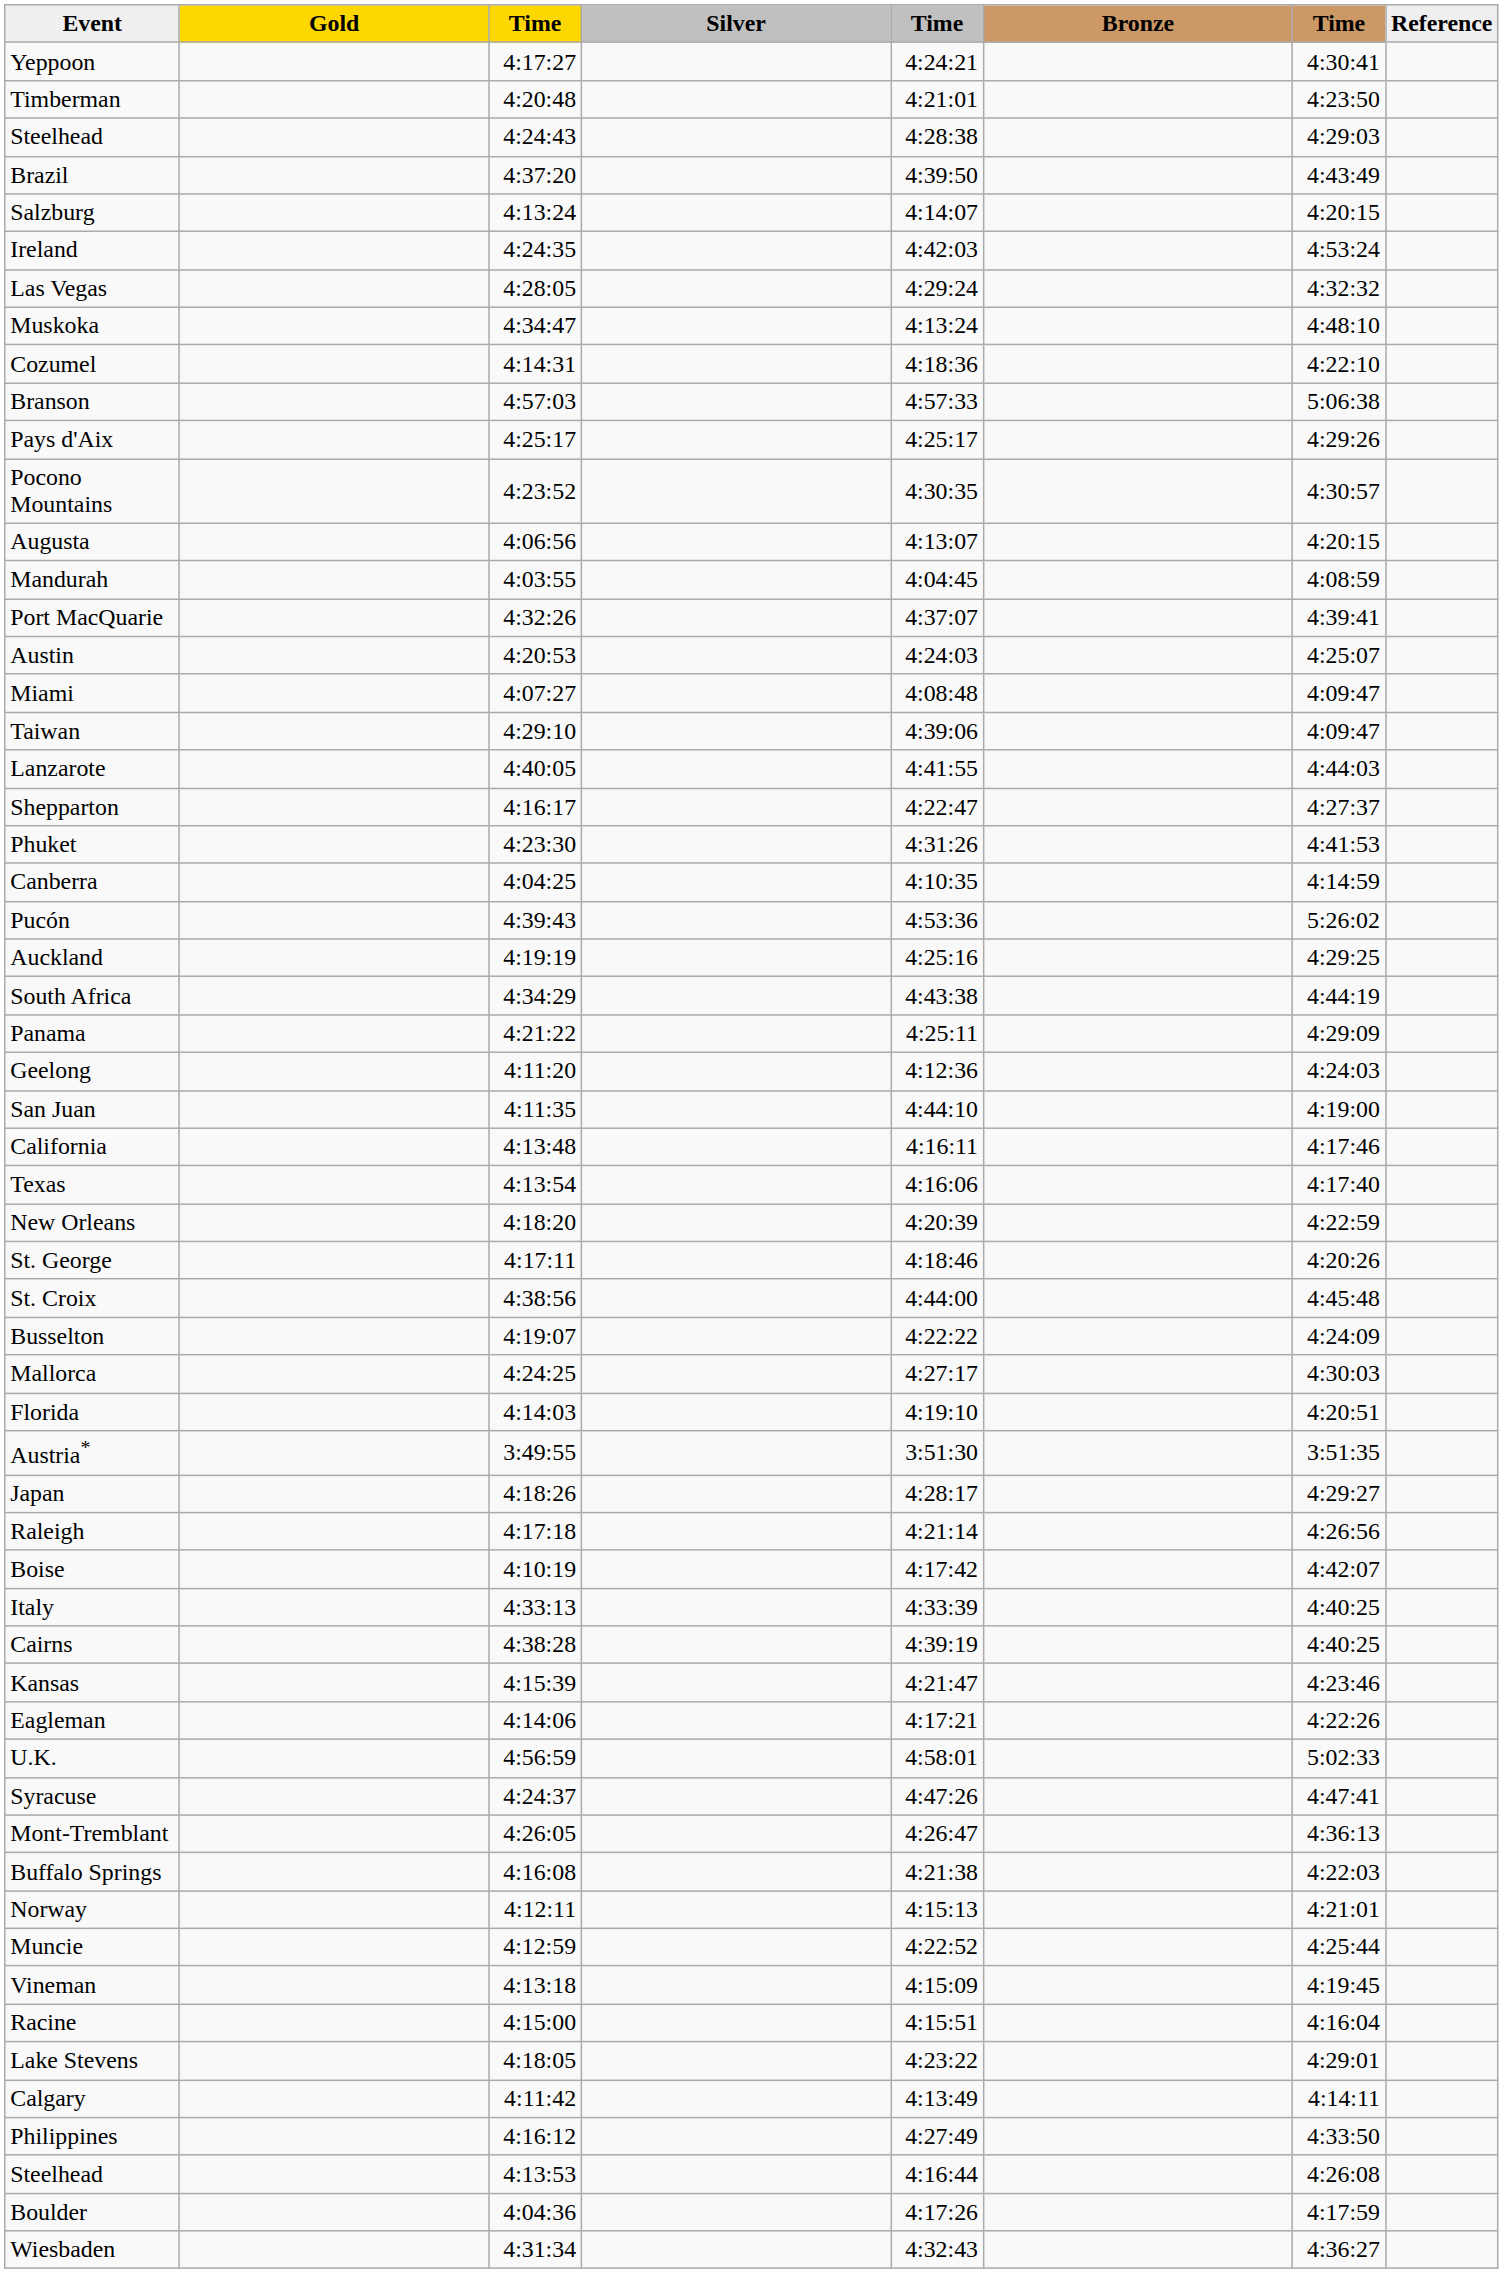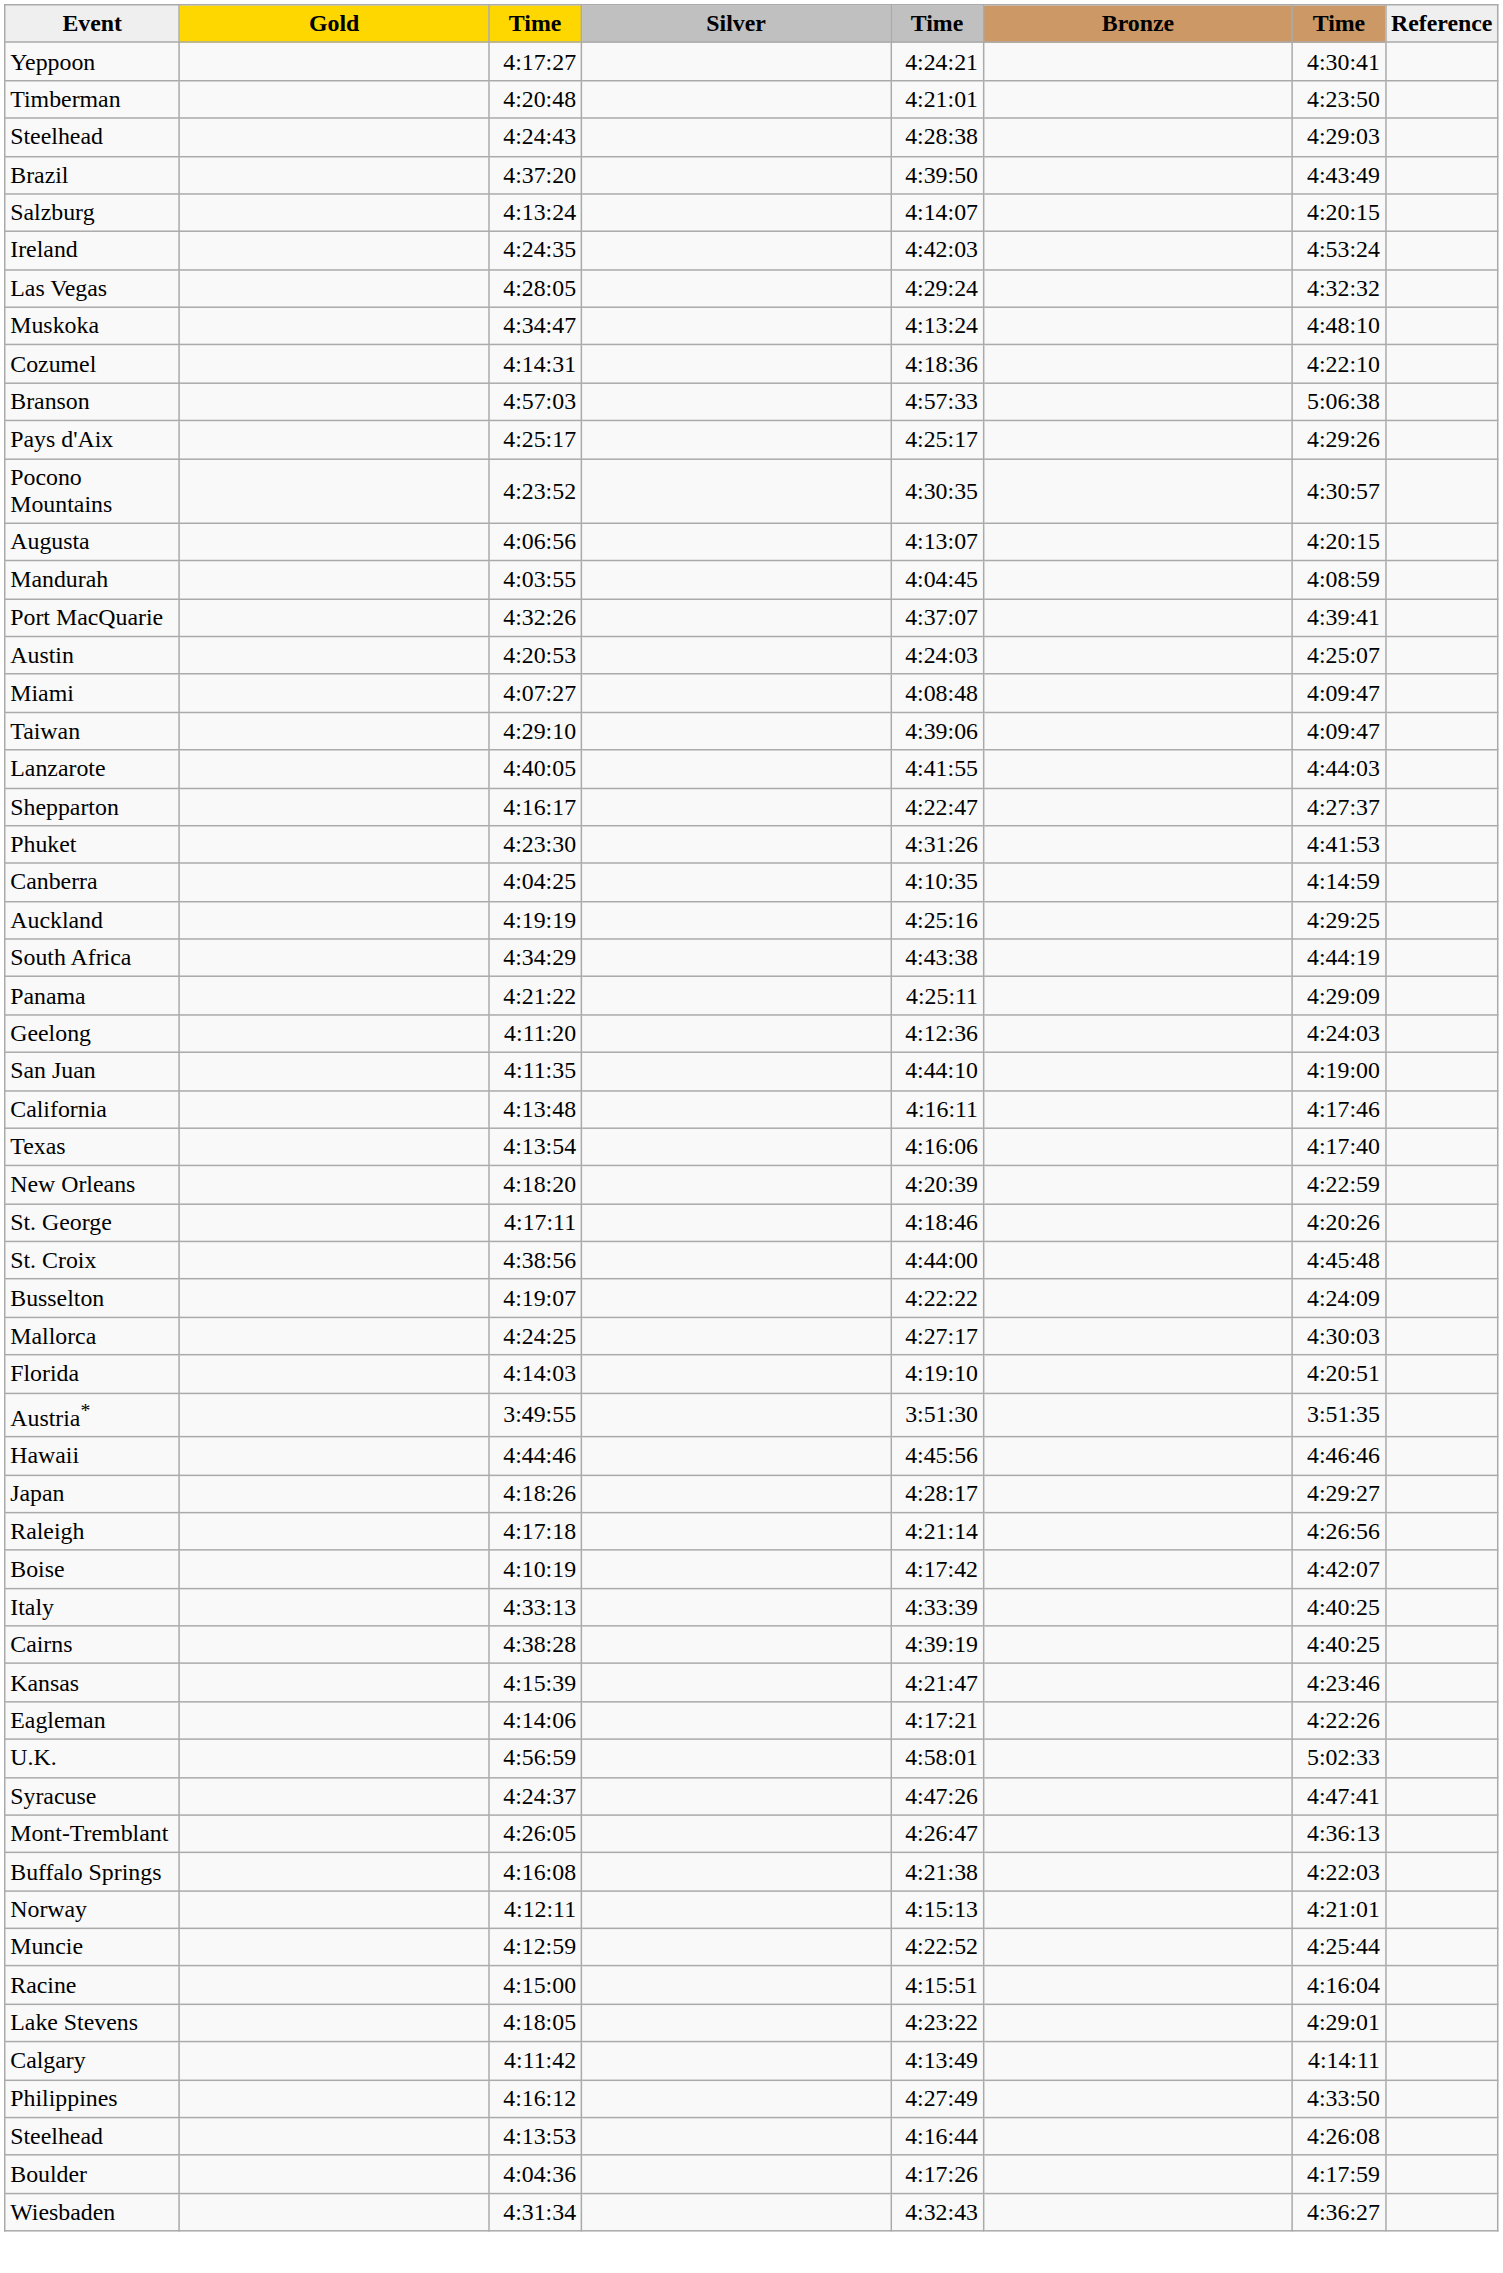- row: (40, 919)
+ row: (45, 1455)
- row: (53, 1984)
